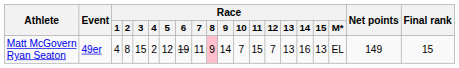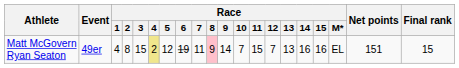(154, 50) no background -> (154, 50) khaki background
(321, 50) 13 -> (321, 50) 16
(374, 50) 149 -> (374, 50) 151
